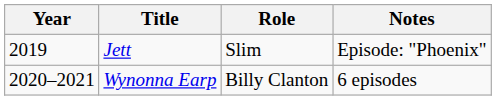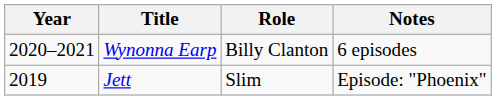rows swapped: (117, 49) <-> (160, 79)
